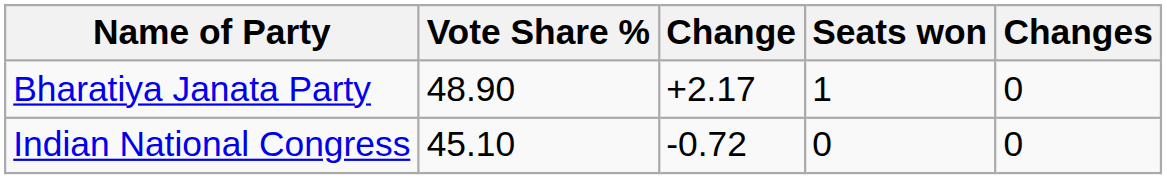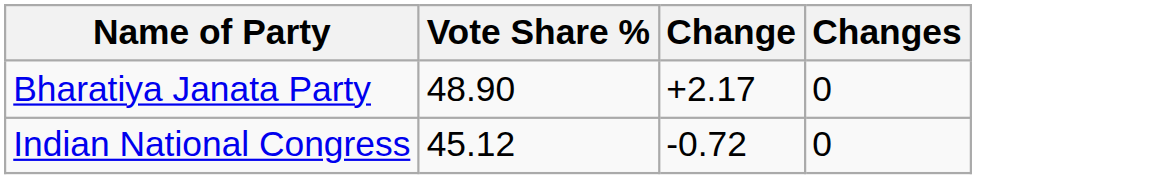- column: (900, 32)
(471, 144) 45.10 -> (471, 144) 45.12
